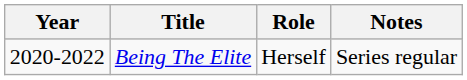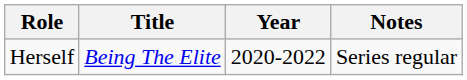columns swapped: (57, 21) <-> (294, 21)
